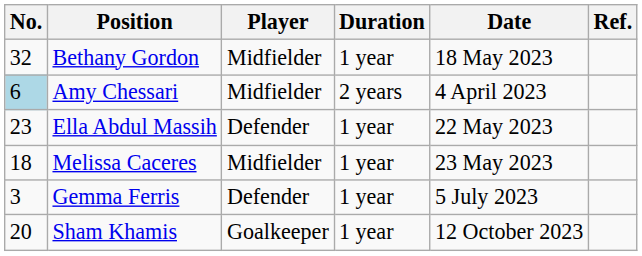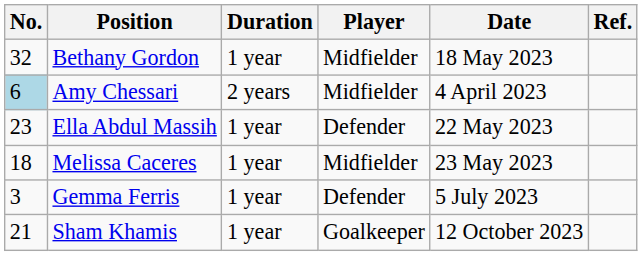columns swapped: (278, 22) <-> (382, 22)
(21, 232) 20 -> (21, 232) 21
